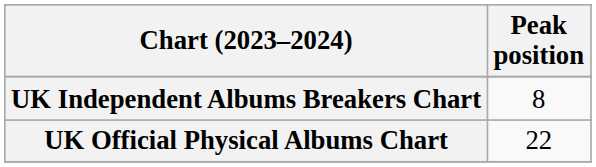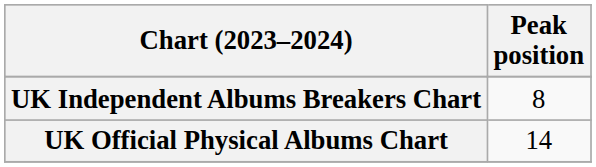(539, 140) 22 -> (539, 140) 14
